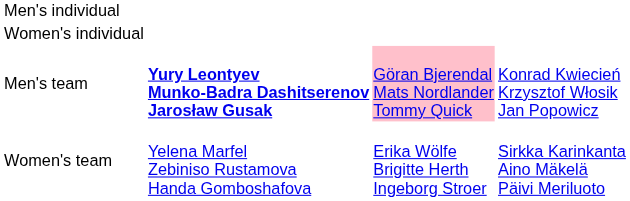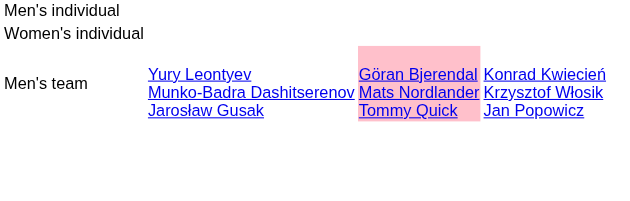(259, 92) bold -> (251, 92) normal
- row: (58, 161)
